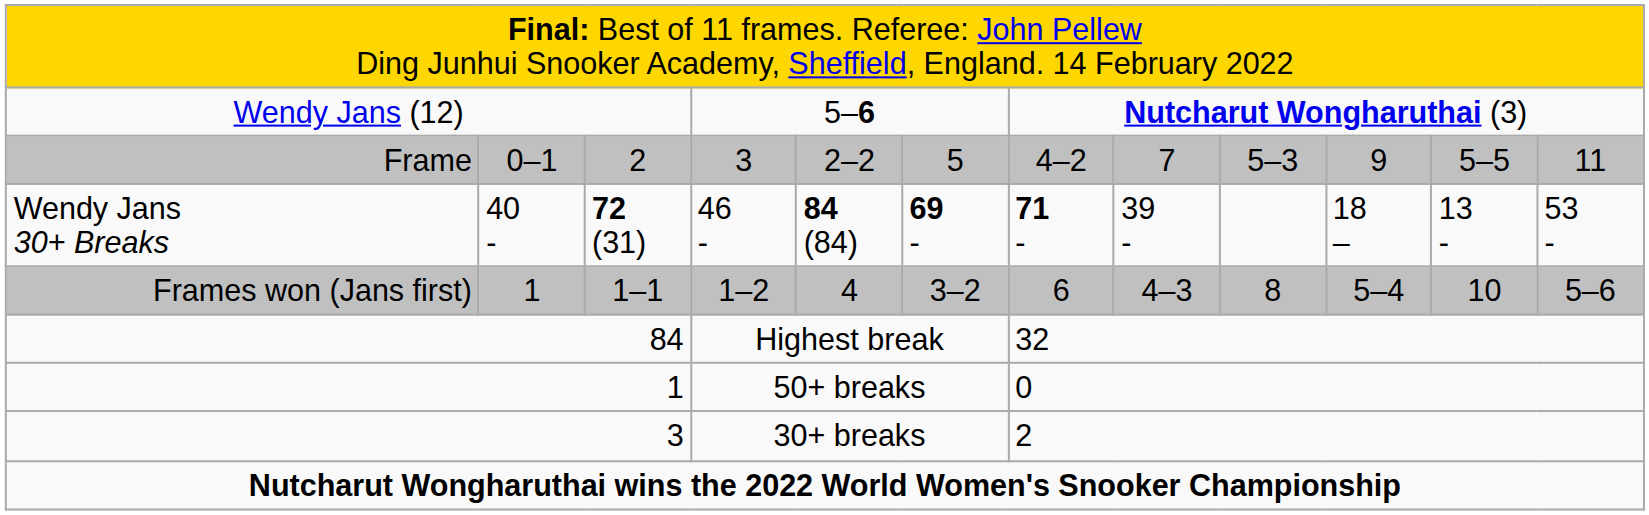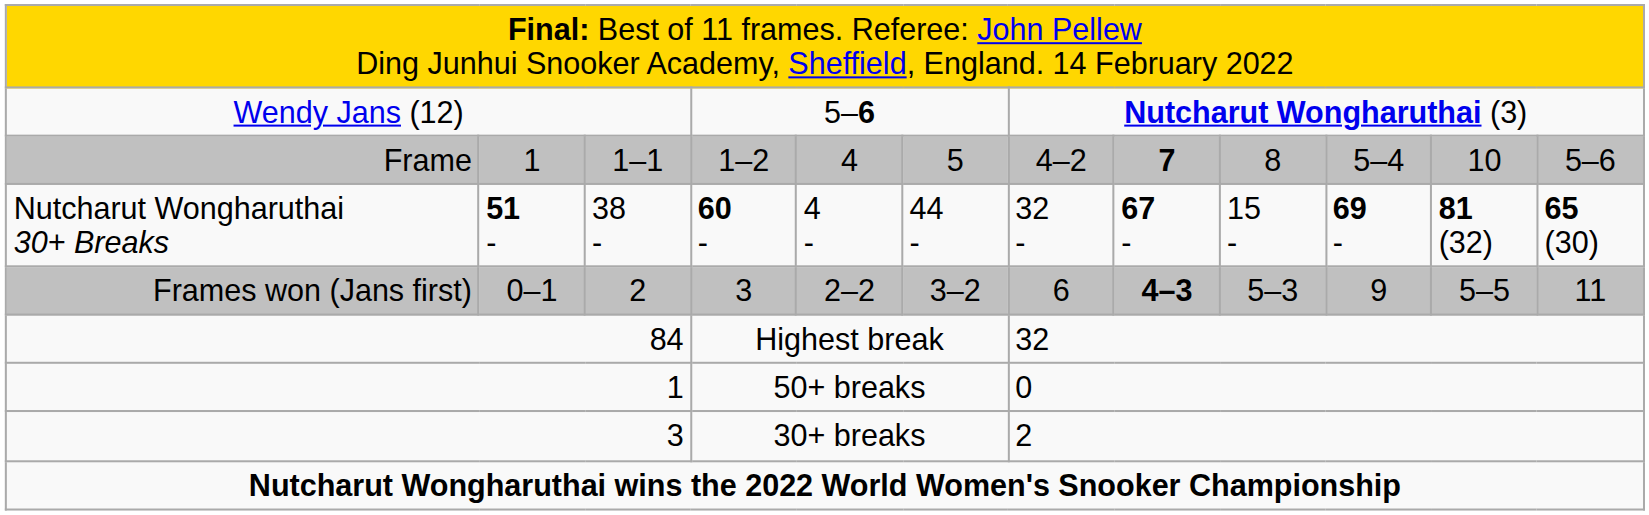(532, 160) 0–1 -> (532, 160) 1
(638, 160) 2 -> (638, 160) 1–1
(744, 160) 3 -> (744, 160) 1–2
(849, 160) 2–2 -> (849, 160) 4
(1167, 160) normal -> (1167, 160) bold
(1273, 160) 5–3 -> (1273, 160) 8
(1379, 160) 9 -> (1379, 160) 5–4
(1485, 160) 5–5 -> (1485, 160) 10
(1590, 160) 11 -> (1590, 160) 5–6
- row: (97, 226)
+ row: (179, 226)
(532, 291) 1 -> (532, 291) 0–1
(638, 291) 1–1 -> (638, 291) 2
(744, 291) 1–2 -> (744, 291) 3
(849, 291) 4 -> (849, 291) 2–2
(1167, 291) normal -> (1167, 291) bold
(1273, 291) 8 -> (1273, 291) 5–3
(1379, 291) 5–4 -> (1379, 291) 9
(1485, 291) 10 -> (1485, 291) 5–5
(1590, 291) 5–6 -> (1590, 291) 11
